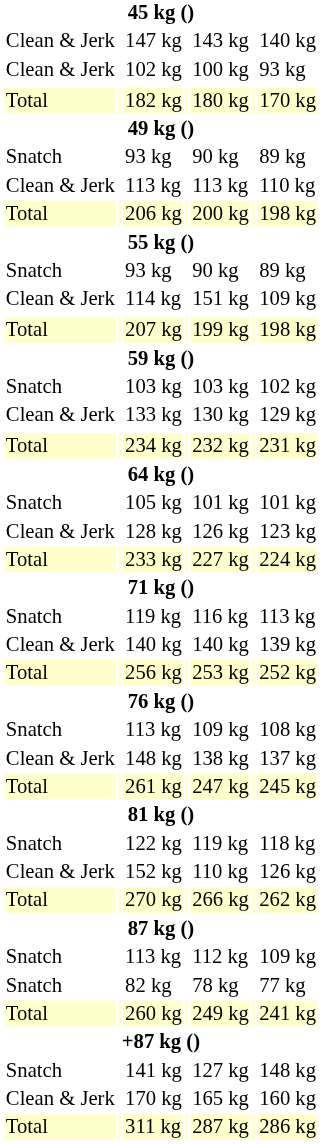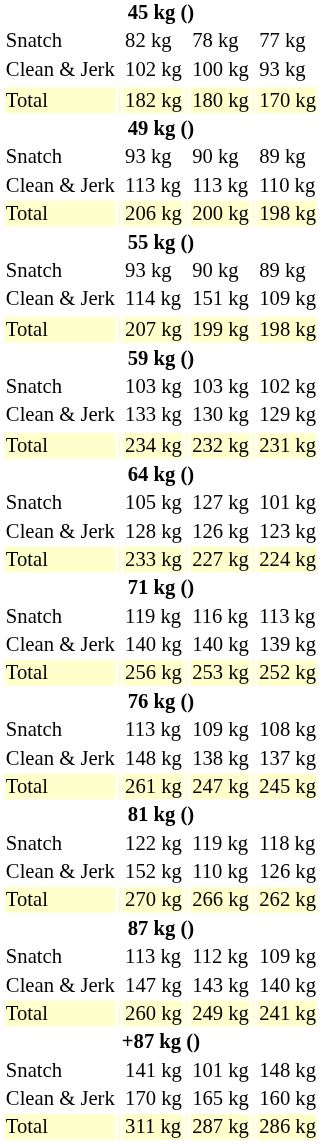rows swapped: (34, 984) <-> (60, 40)
(221, 502) 101 kg -> (221, 502) 127 kg
(221, 1070) 127 kg -> (221, 1070) 101 kg
